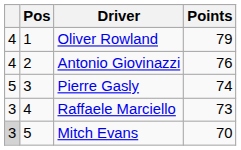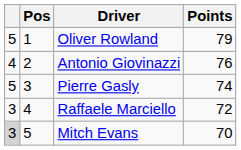(12, 39) 4 -> (12, 39) 5
(224, 109) 73 -> (224, 109) 72
